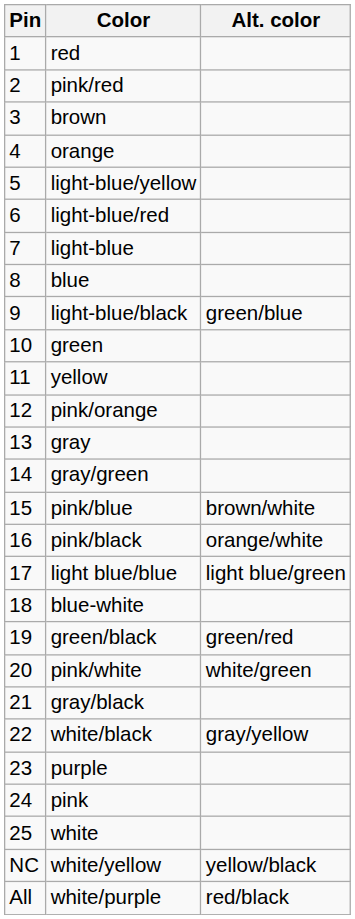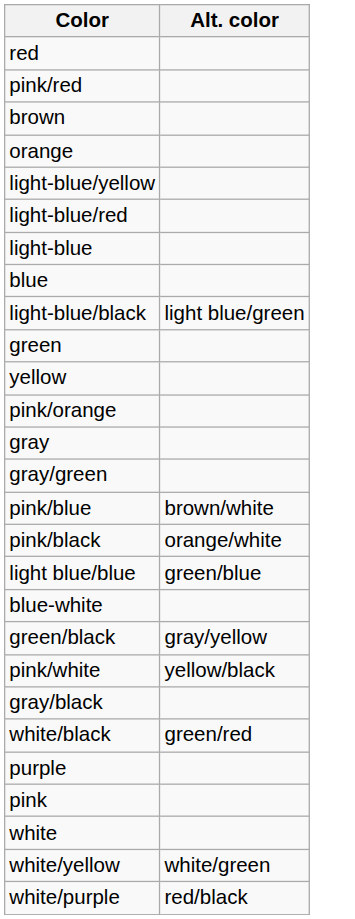- column: (25, 20)
(254, 313) green/blue -> (235, 313) light blue/green
(276, 572) light blue/green -> (213, 572) green/blue
(250, 637) green/red -> (216, 637) gray/yellow
(259, 670) white/green -> (220, 670) yellow/black
(257, 735) gray/yellow -> (208, 735) green/red
(261, 865) yellow/black -> (217, 865) white/green
